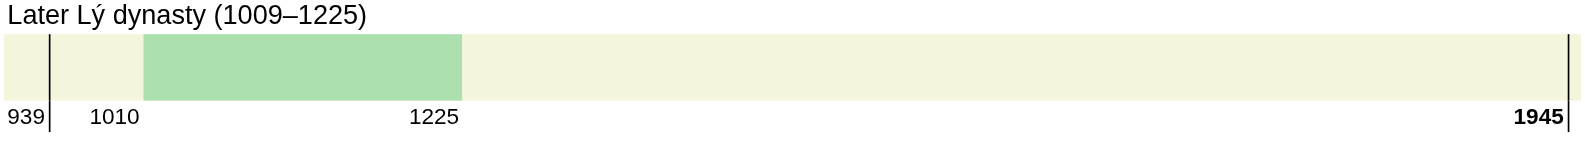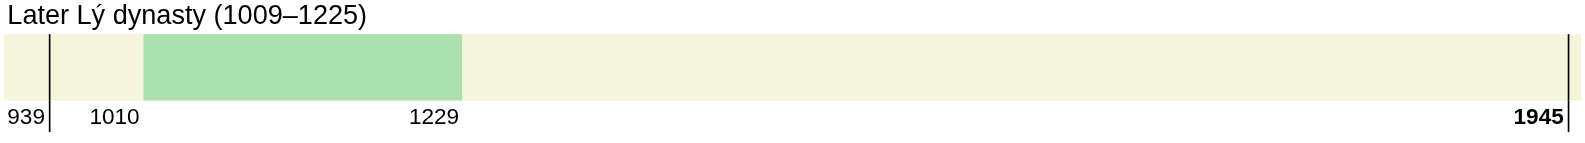(434, 116) 1225 -> (434, 116) 1229
